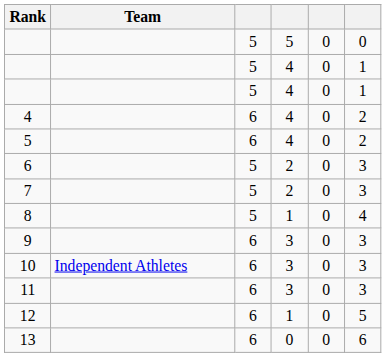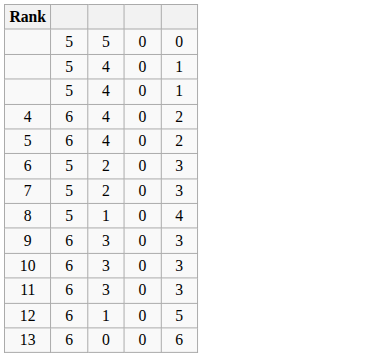- column: (143, 16)
